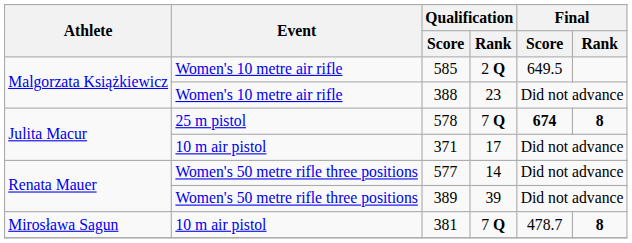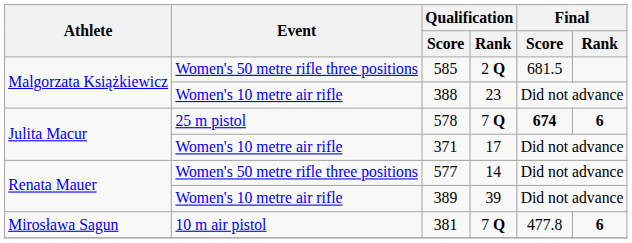(259, 69) Women's 10 metre air rifle -> (297, 69) Women's 50 metre rifle three positions
(545, 69) 649.5 -> (545, 69) 681.5
(600, 121) 8 -> (600, 121) 6
(221, 147) 10 m air pistol -> (259, 147) Women's 10 metre air rifle
(297, 199) Women's 50 metre rifle three positions -> (259, 199) Women's 10 metre air rifle
(545, 224) 478.7 -> (545, 224) 477.8
(600, 224) 8 -> (600, 224) 6
